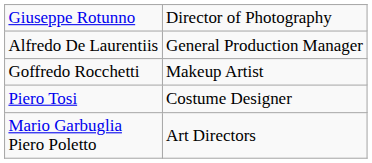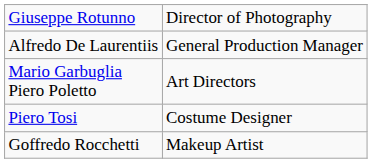rows swapped: (65, 135) <-> (74, 71)
